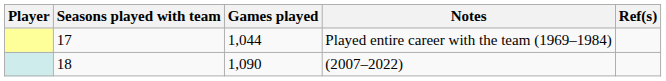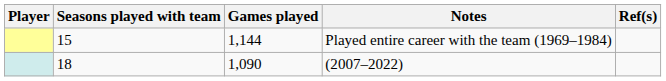(64, 40) 17 -> (64, 40) 15
(245, 40) 1,044 -> (245, 40) 1,144
